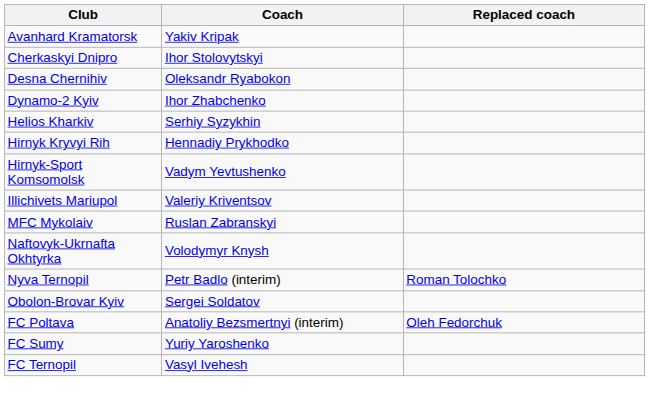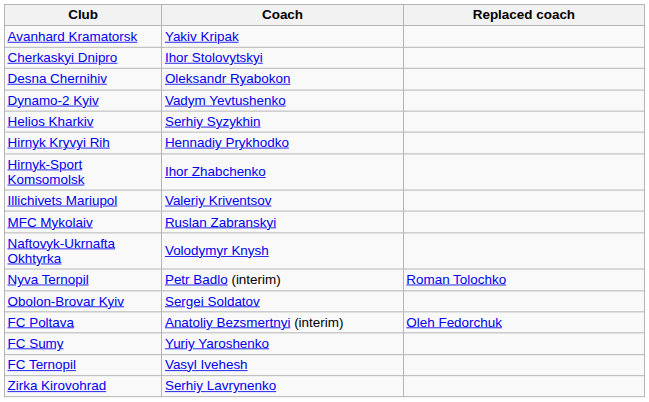(215, 100) Ihor Zhabchenko -> (225, 100) Vadym Yevtushenko
(225, 171) Vadym Yevtushenko -> (215, 171) Ihor Zhabchenko
+ row: (57, 386)
